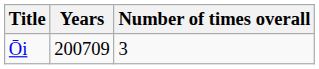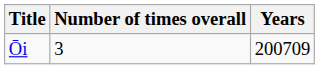columns swapped: (82, 19) <-> (214, 19)
